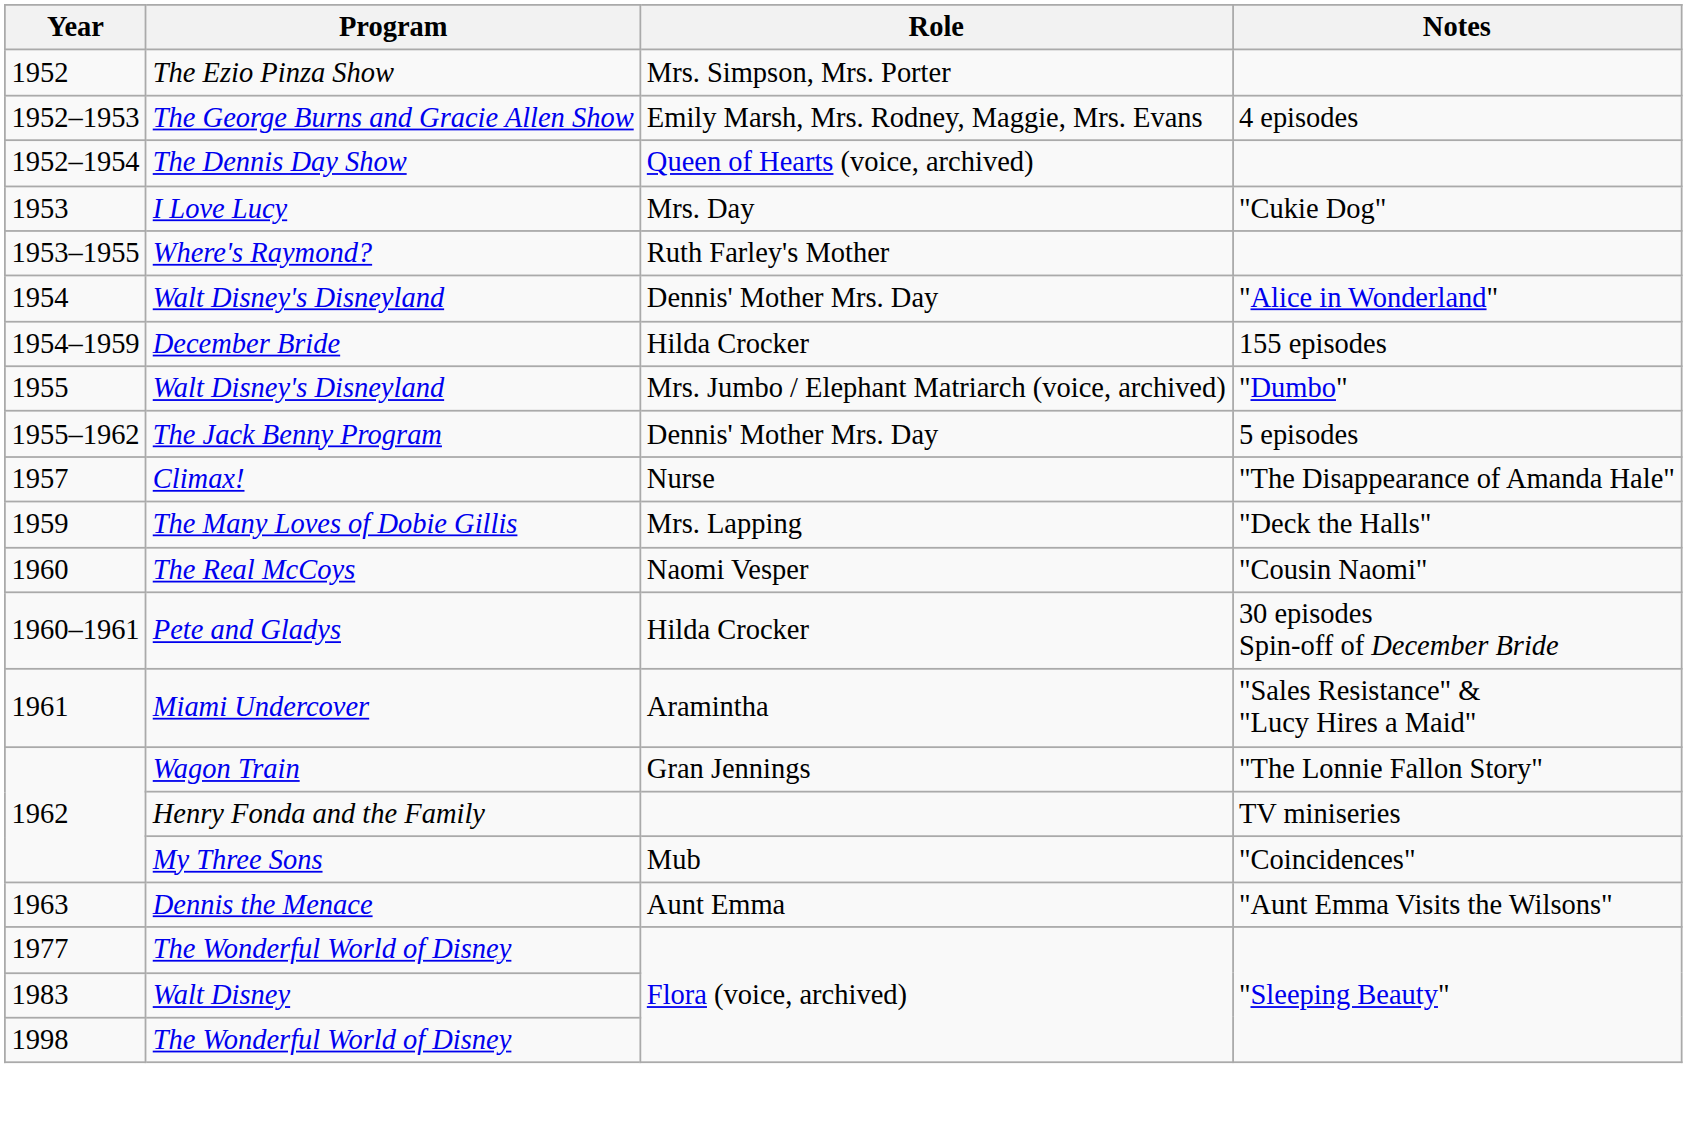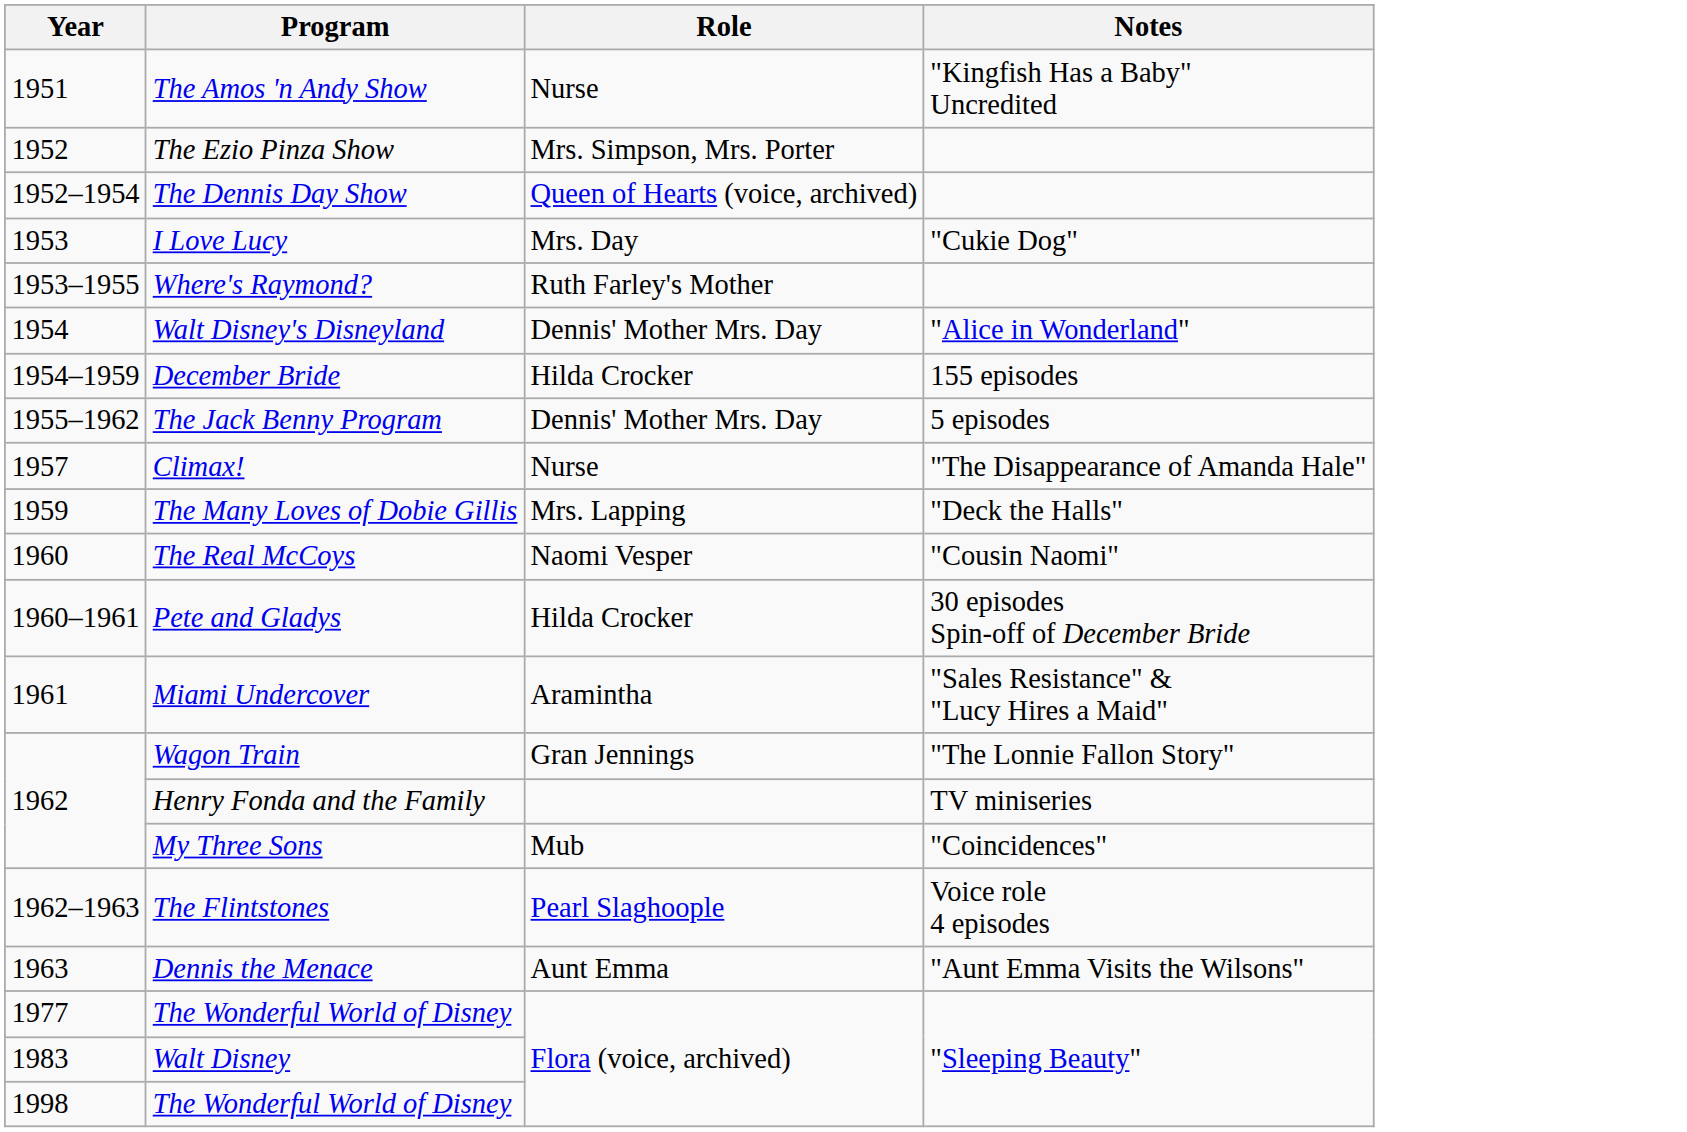+ row: (40, 88)
- row: (76, 117)
- row: (40, 388)
+ row: (76, 907)
